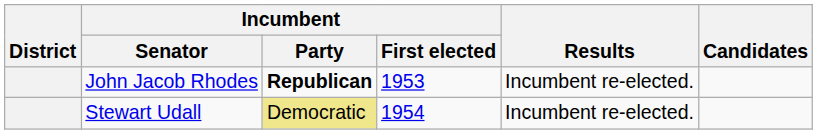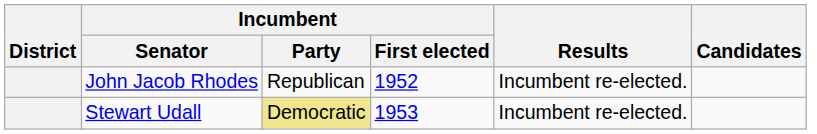(320, 81) bold -> (316, 81) normal
(403, 81) 1953 -> (396, 81) 1952
(403, 112) 1954 -> (396, 112) 1953
